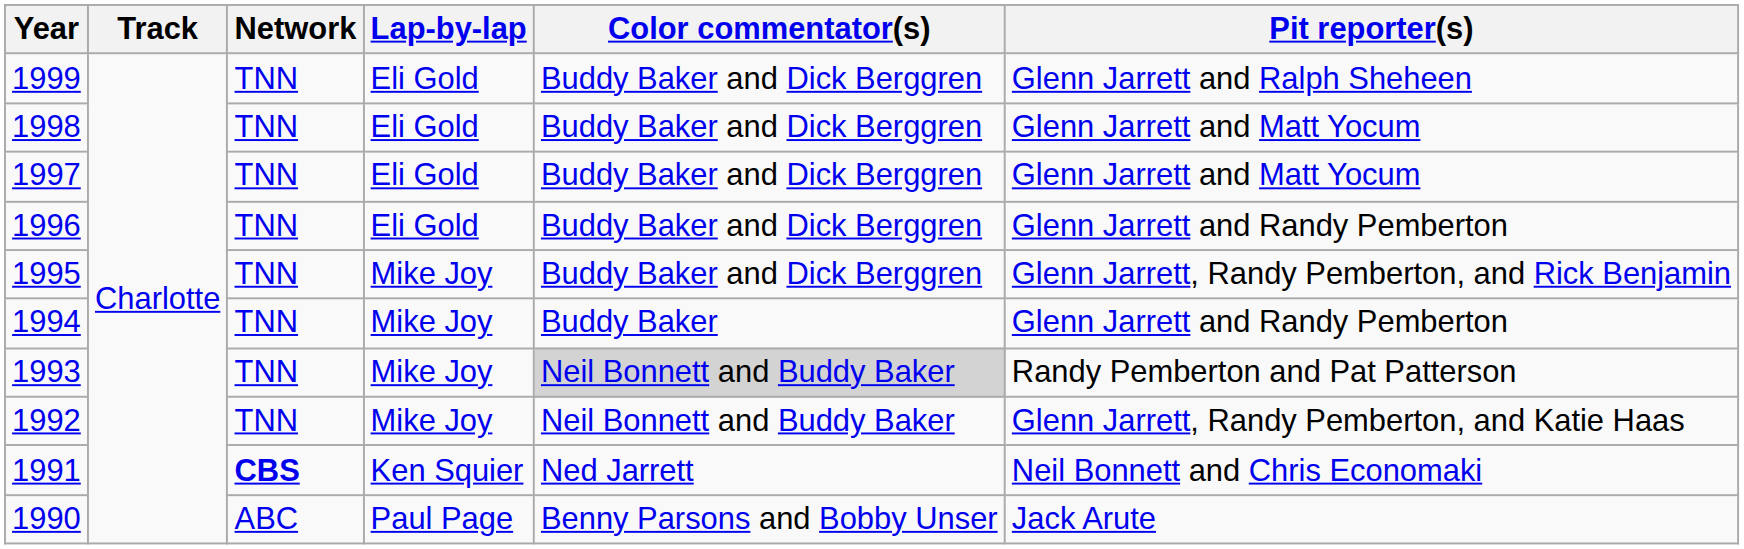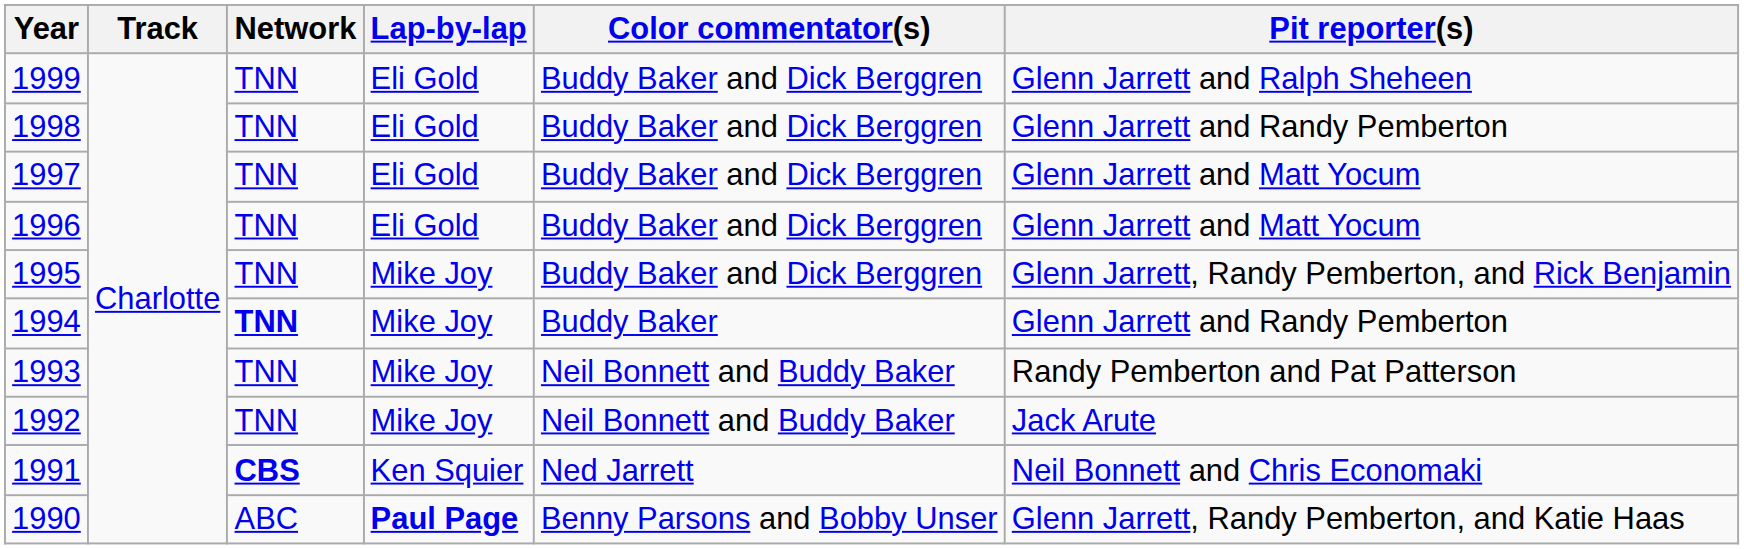(1216, 126) Glenn Jarrett and Matt Yocum -> (1260, 126) Glenn Jarrett and Randy Pemberton
(1260, 224) Glenn Jarrett and Randy Pemberton -> (1216, 224) Glenn Jarrett and Matt Yocum
(266, 322) normal -> (266, 322) bold
(748, 371) lightgrey background -> (748, 371) no background
(1348, 420) Glenn Jarrett, Randy Pemberton, and Katie Haas -> (1084, 420) Jack Arute
(442, 518) normal -> (444, 518) bold
(1084, 518) Jack Arute -> (1348, 518) Glenn Jarrett, Randy Pemberton, and Katie Haas
